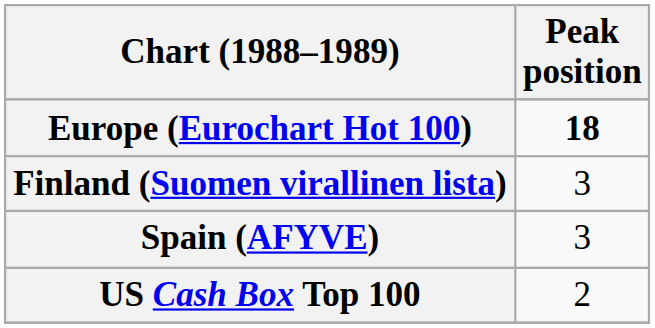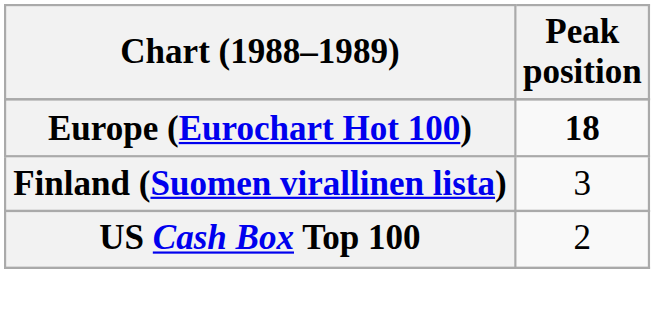- row: (260, 238)
